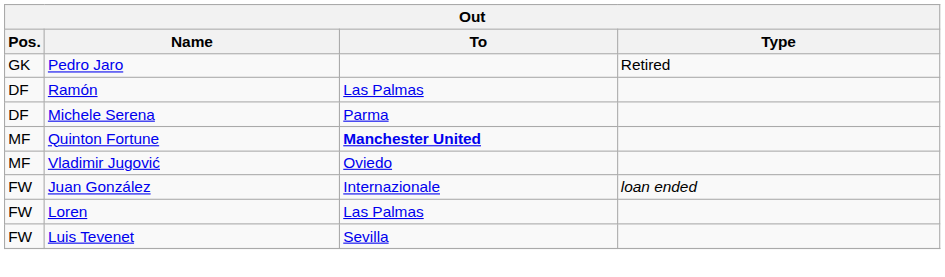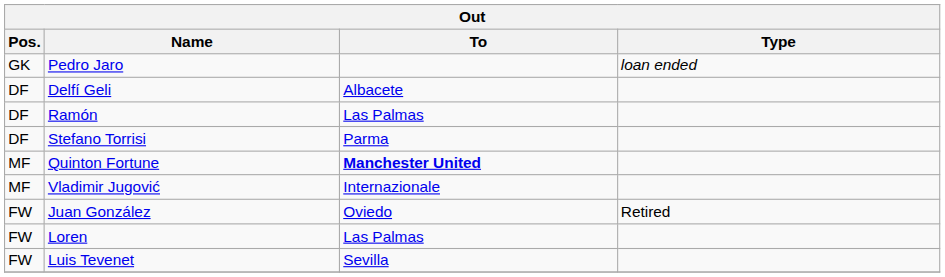(646, 66) Retired -> (659, 66) loan ended
+ row: (80, 90)
- row: (101, 114)
+ row: (97, 139)
(368, 163) Oviedo -> (392, 187) Internazionale
(392, 187) Internazionale -> (368, 212) Oviedo
(659, 187) loan ended -> (646, 212) Retired
